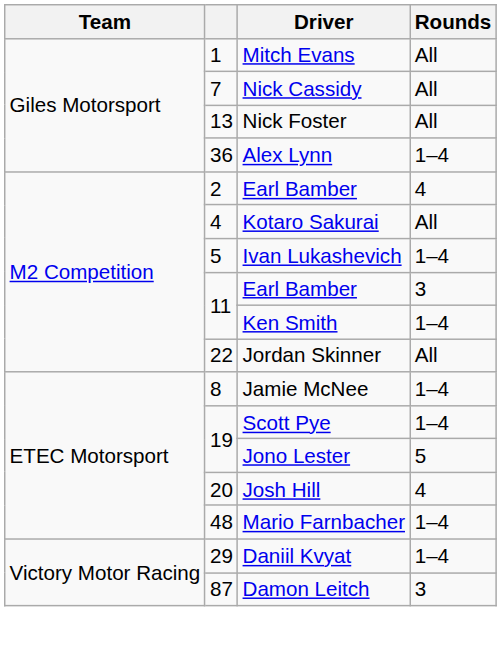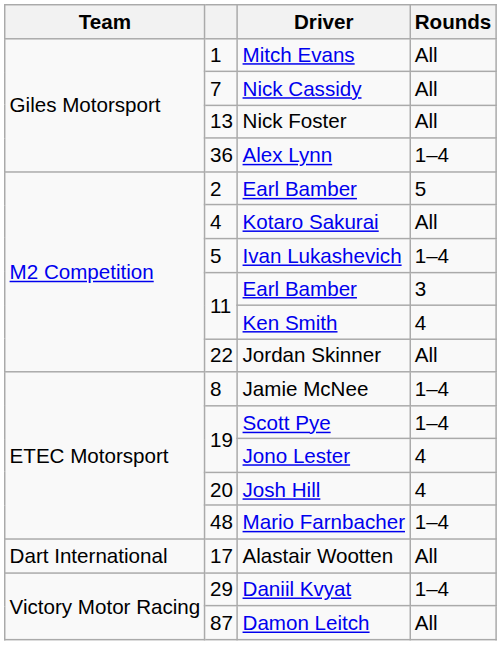(420, 188) 4 -> (420, 188) 5
(432, 322) 1–4 -> (420, 322) 4
(420, 455) 5 -> (420, 455) 4
+ row: (221, 556)
(420, 589) 3 -> (426, 622) All
